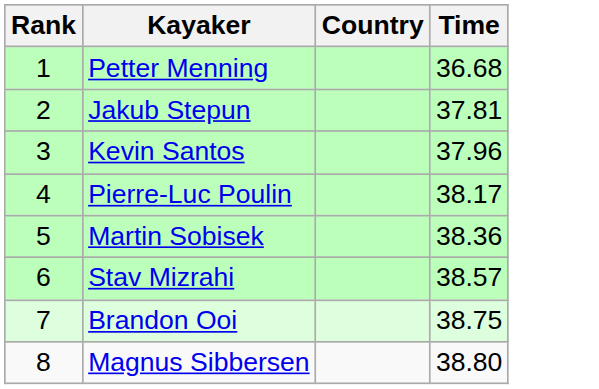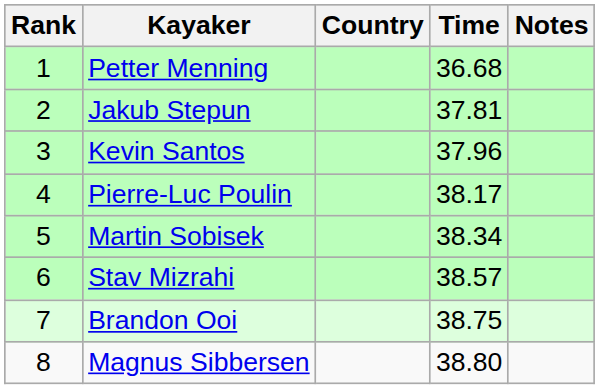+ column: (552, 25)
(469, 236) 38.36 -> (469, 236) 38.34
